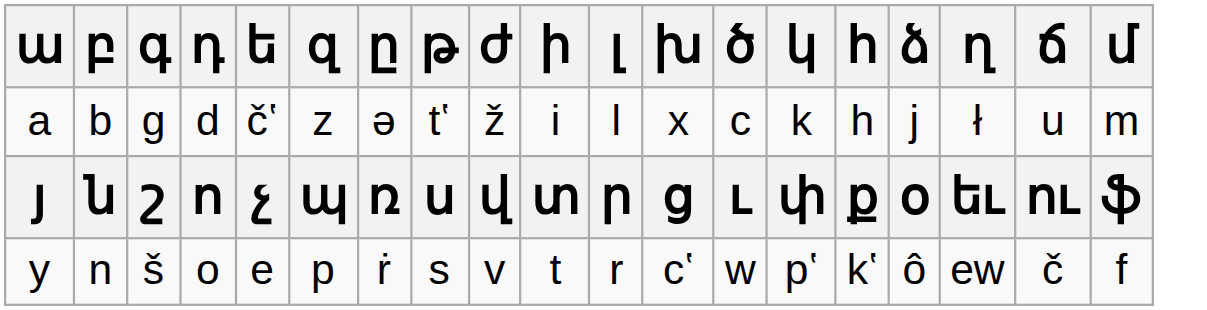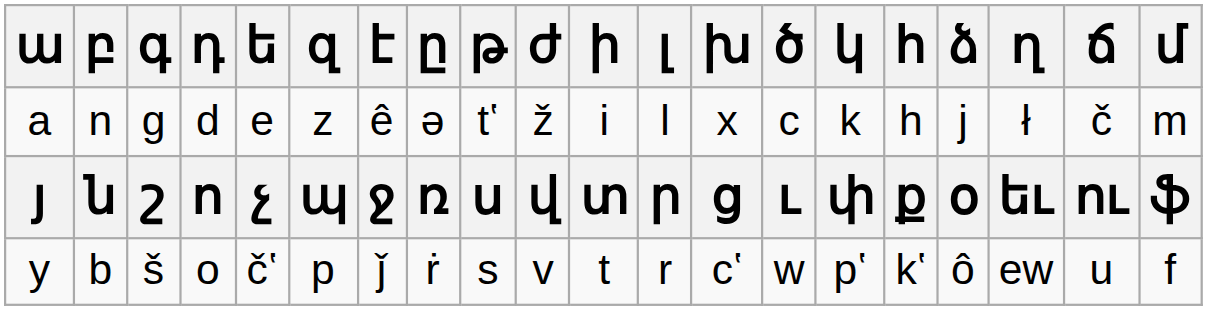+ column: (382, 46)
(100, 120) b -> (100, 120) n
(262, 120) čʽ -> (262, 120) e
(1053, 120) u -> (1101, 120) č
(100, 270) n -> (100, 270) b
(262, 270) e -> (262, 270) čʽ
(1053, 270) č -> (1101, 270) u
